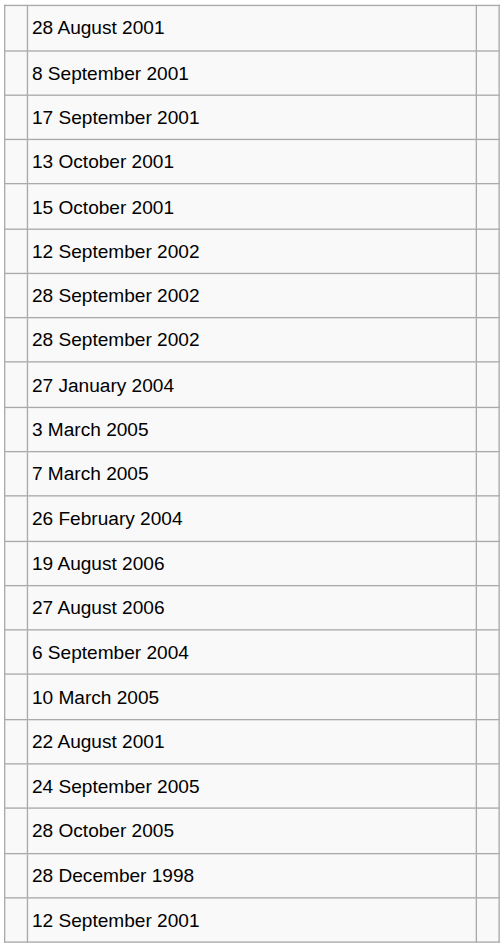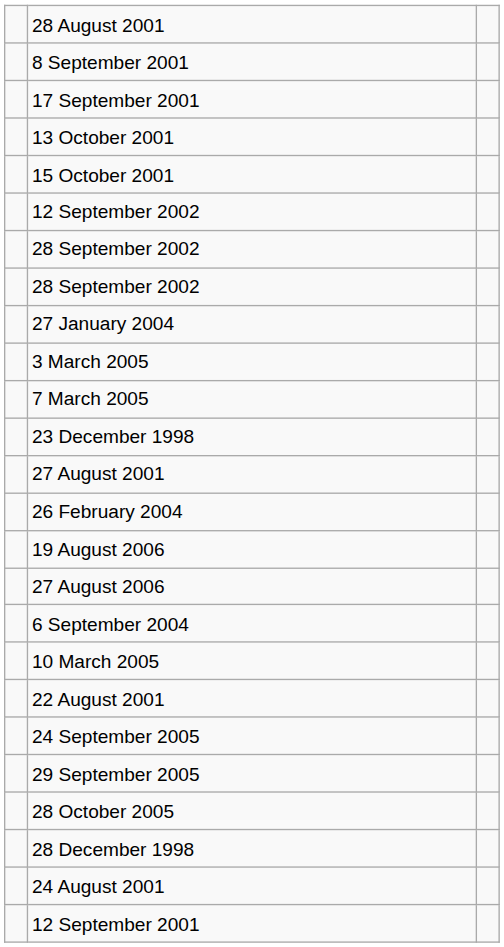+ row: (16, 437)
+ row: (16, 474)
+ row: (16, 774)
+ row: (16, 886)
